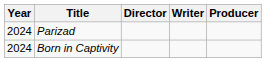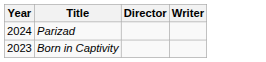- column: (234, 13)
(19, 48) 2024 -> (19, 48) 2023
